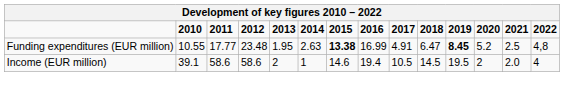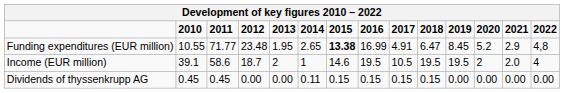(223, 46) 17.77 -> (223, 46) 71.77
(311, 46) 2.63 -> (311, 46) 2.65
(459, 46) bold -> (459, 46) normal
(512, 46) 2.5 -> (512, 46) 2.9
(251, 63) 58.6 -> (251, 63) 18.7
(371, 63) 19.4 -> (371, 63) 19.5
(430, 63) 14.5 -> (430, 63) 19.5
+ row: (77, 79)
